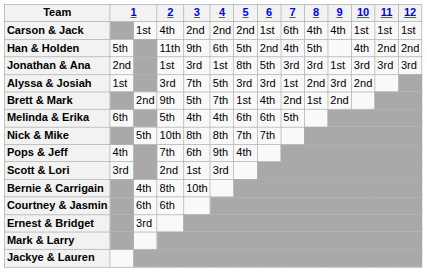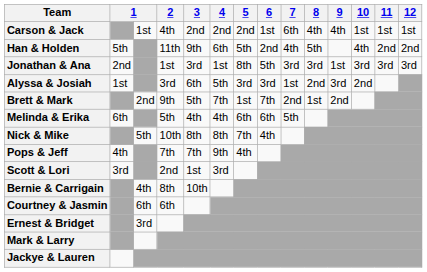(194, 83) 7th -> (194, 83) 6th
(267, 100) 4th -> (267, 100) 7th
(267, 135) 7th -> (267, 135) 4th
(194, 153) 6th -> (194, 153) 7th
